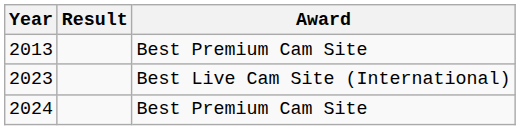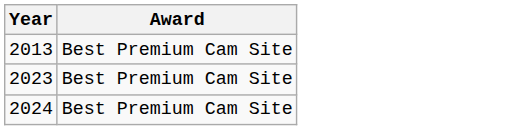- column: (95, 20)
(324, 79) Best Live Cam Site (International) -> (177, 79) Best Premium Cam Site
